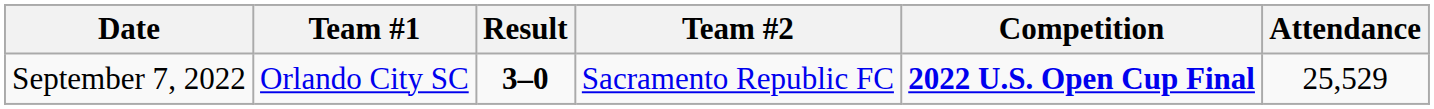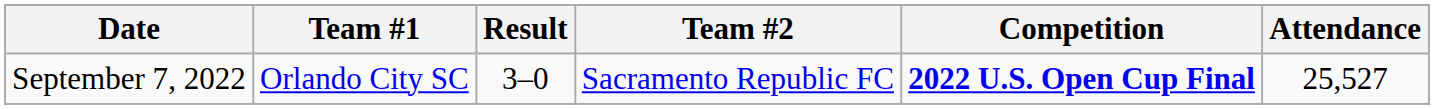(525, 78) bold -> (525, 78) normal
(1345, 78) 25,529 -> (1345, 78) 25,527
